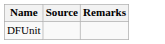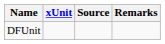+ column: (59, 13)
